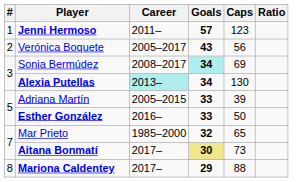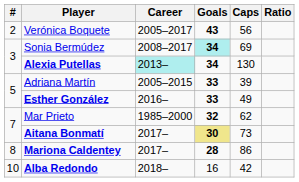- row: (57, 30)
(240, 116) 50 -> (246, 99) 49
(240, 133) 65 -> (246, 116) 62
(206, 168) 29 -> (212, 151) 28
(240, 168) 88 -> (246, 151) 86
+ row: (61, 168)
